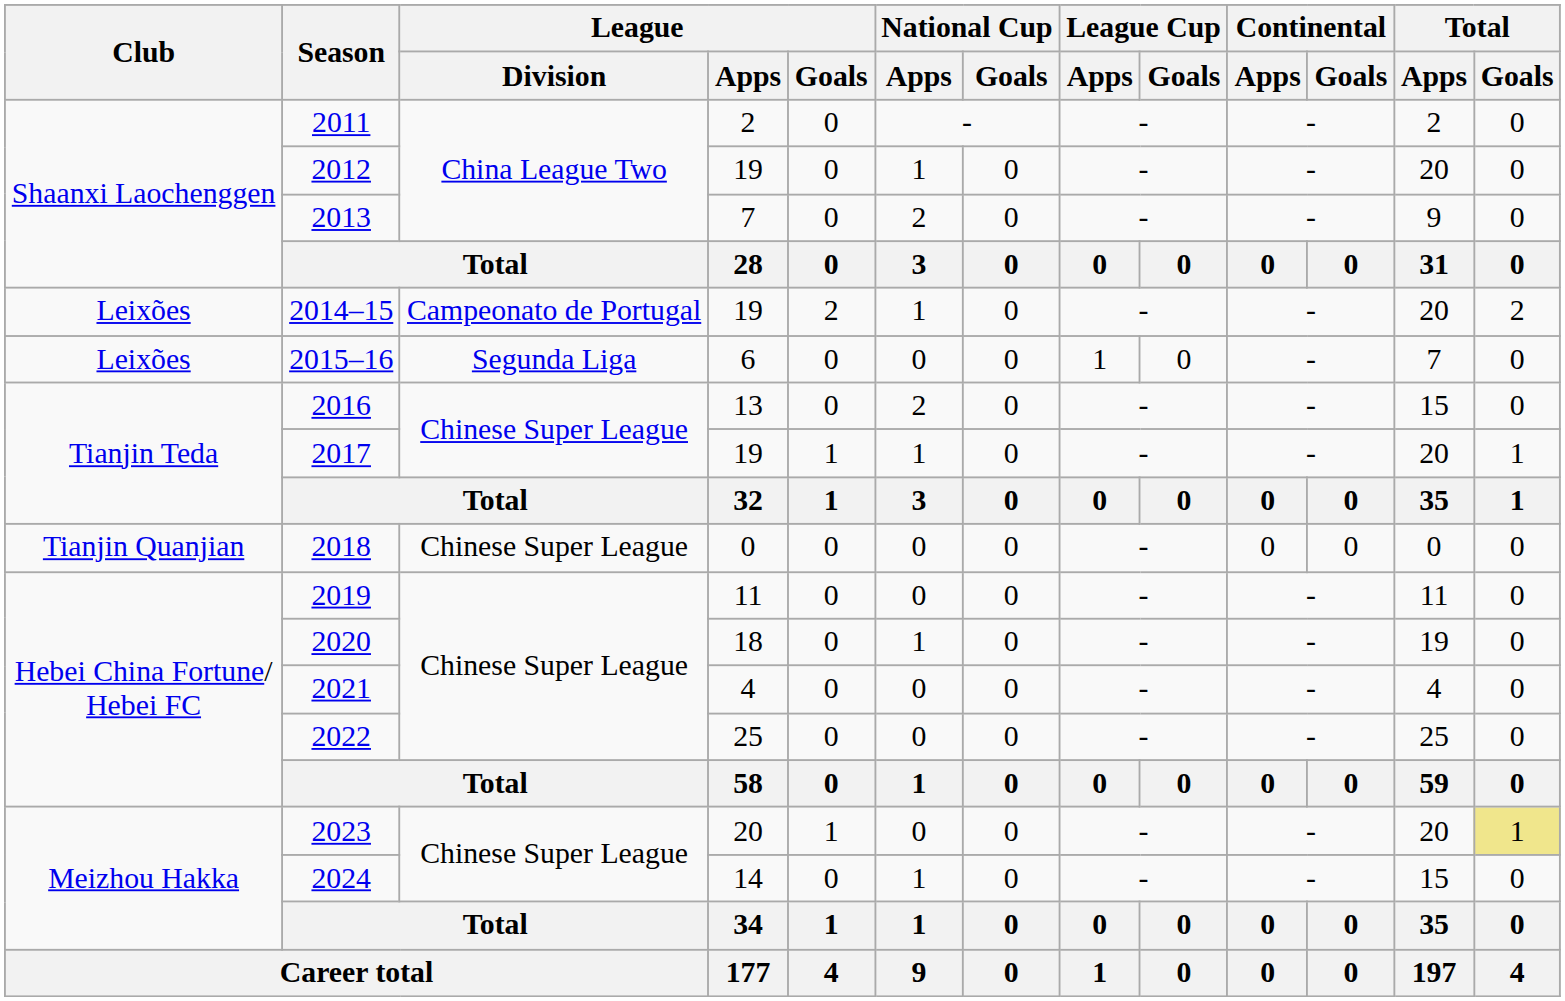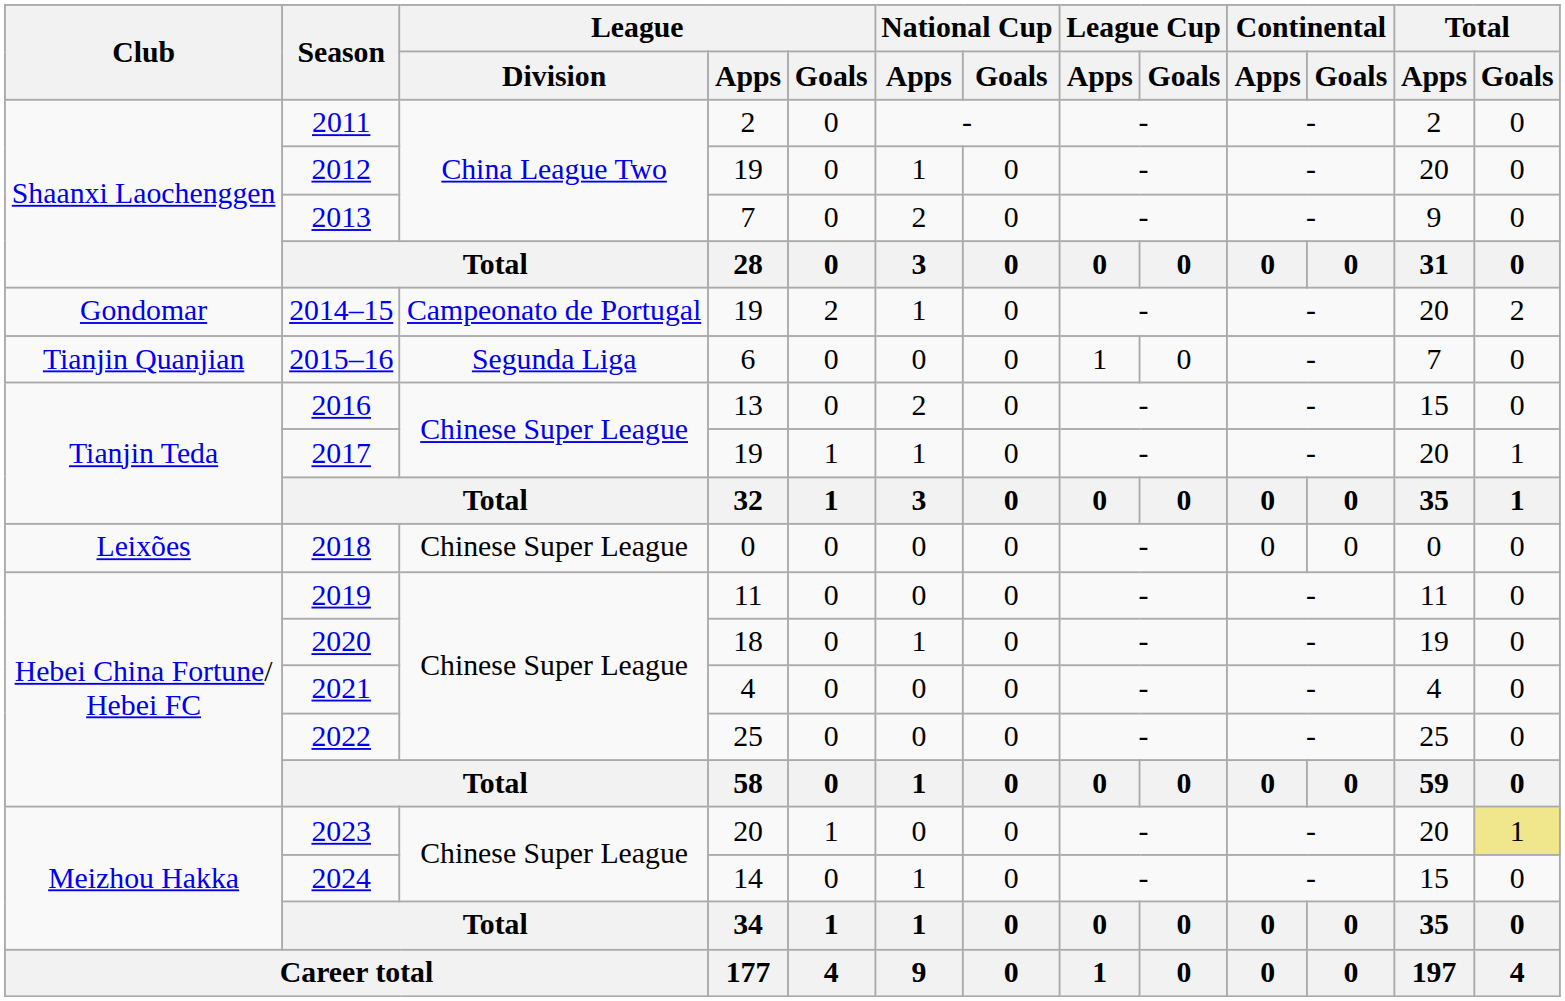(144, 311) Leixões -> (144, 311) Gondomar
(144, 358) Leixões -> (144, 358) Tianjin Quanjian
(144, 547) Tianjin Quanjian -> (144, 547) Leixões
